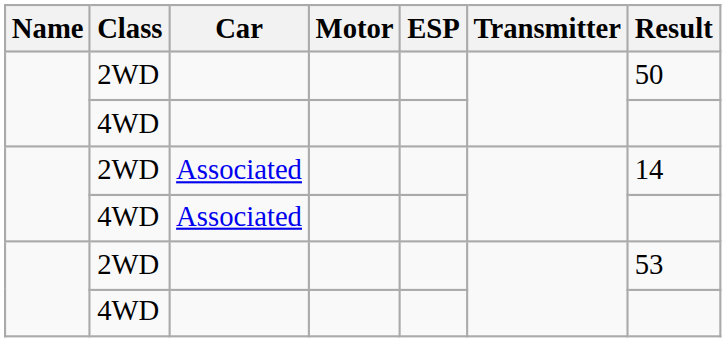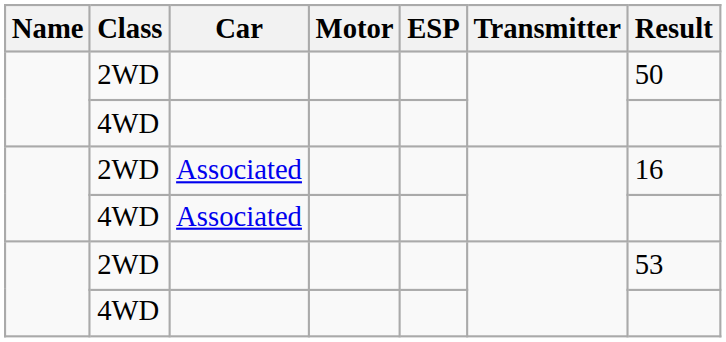(649, 169) 14 -> (649, 169) 16
